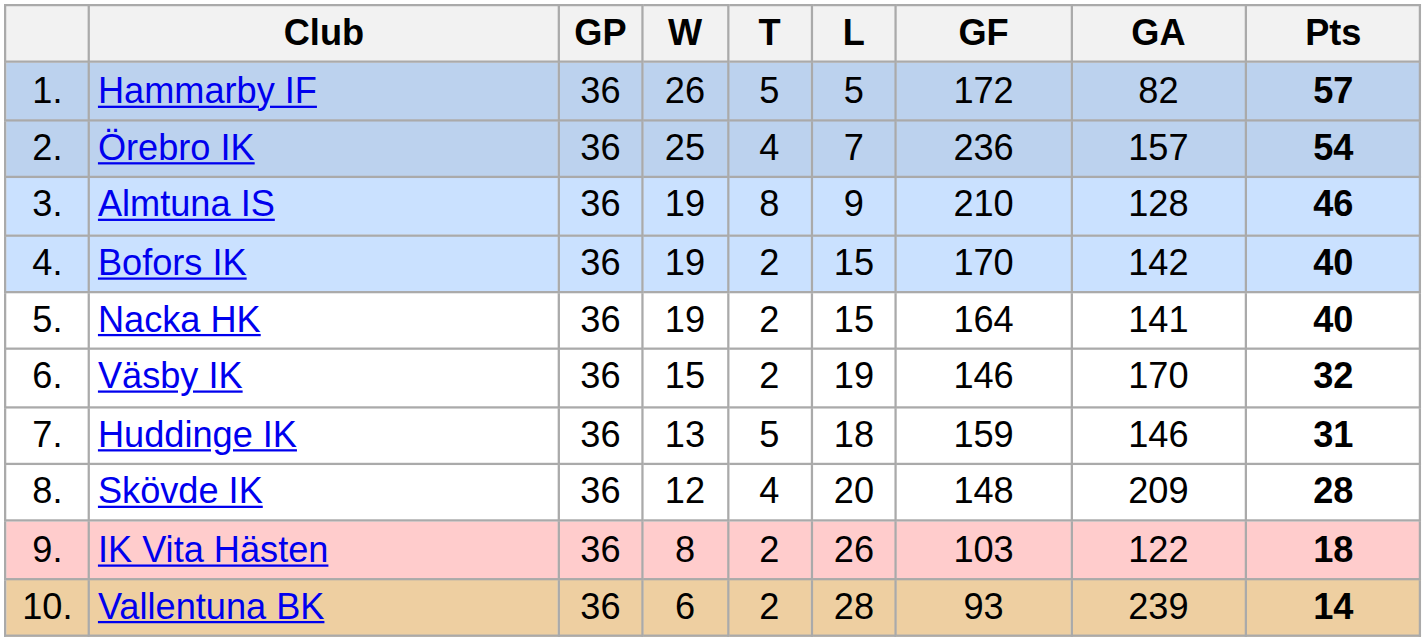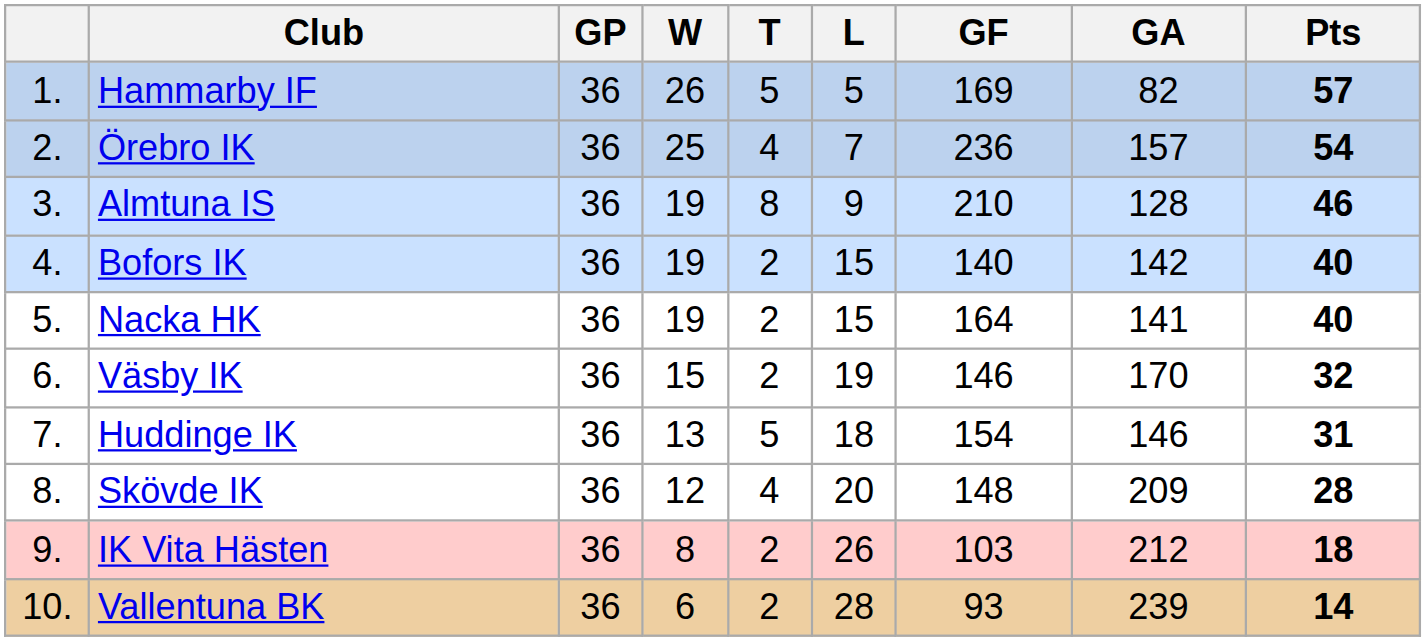(984, 90) 172 -> (984, 90) 169
(984, 262) 170 -> (984, 262) 140
(984, 434) 159 -> (984, 434) 154
(1158, 549) 122 -> (1158, 549) 212
